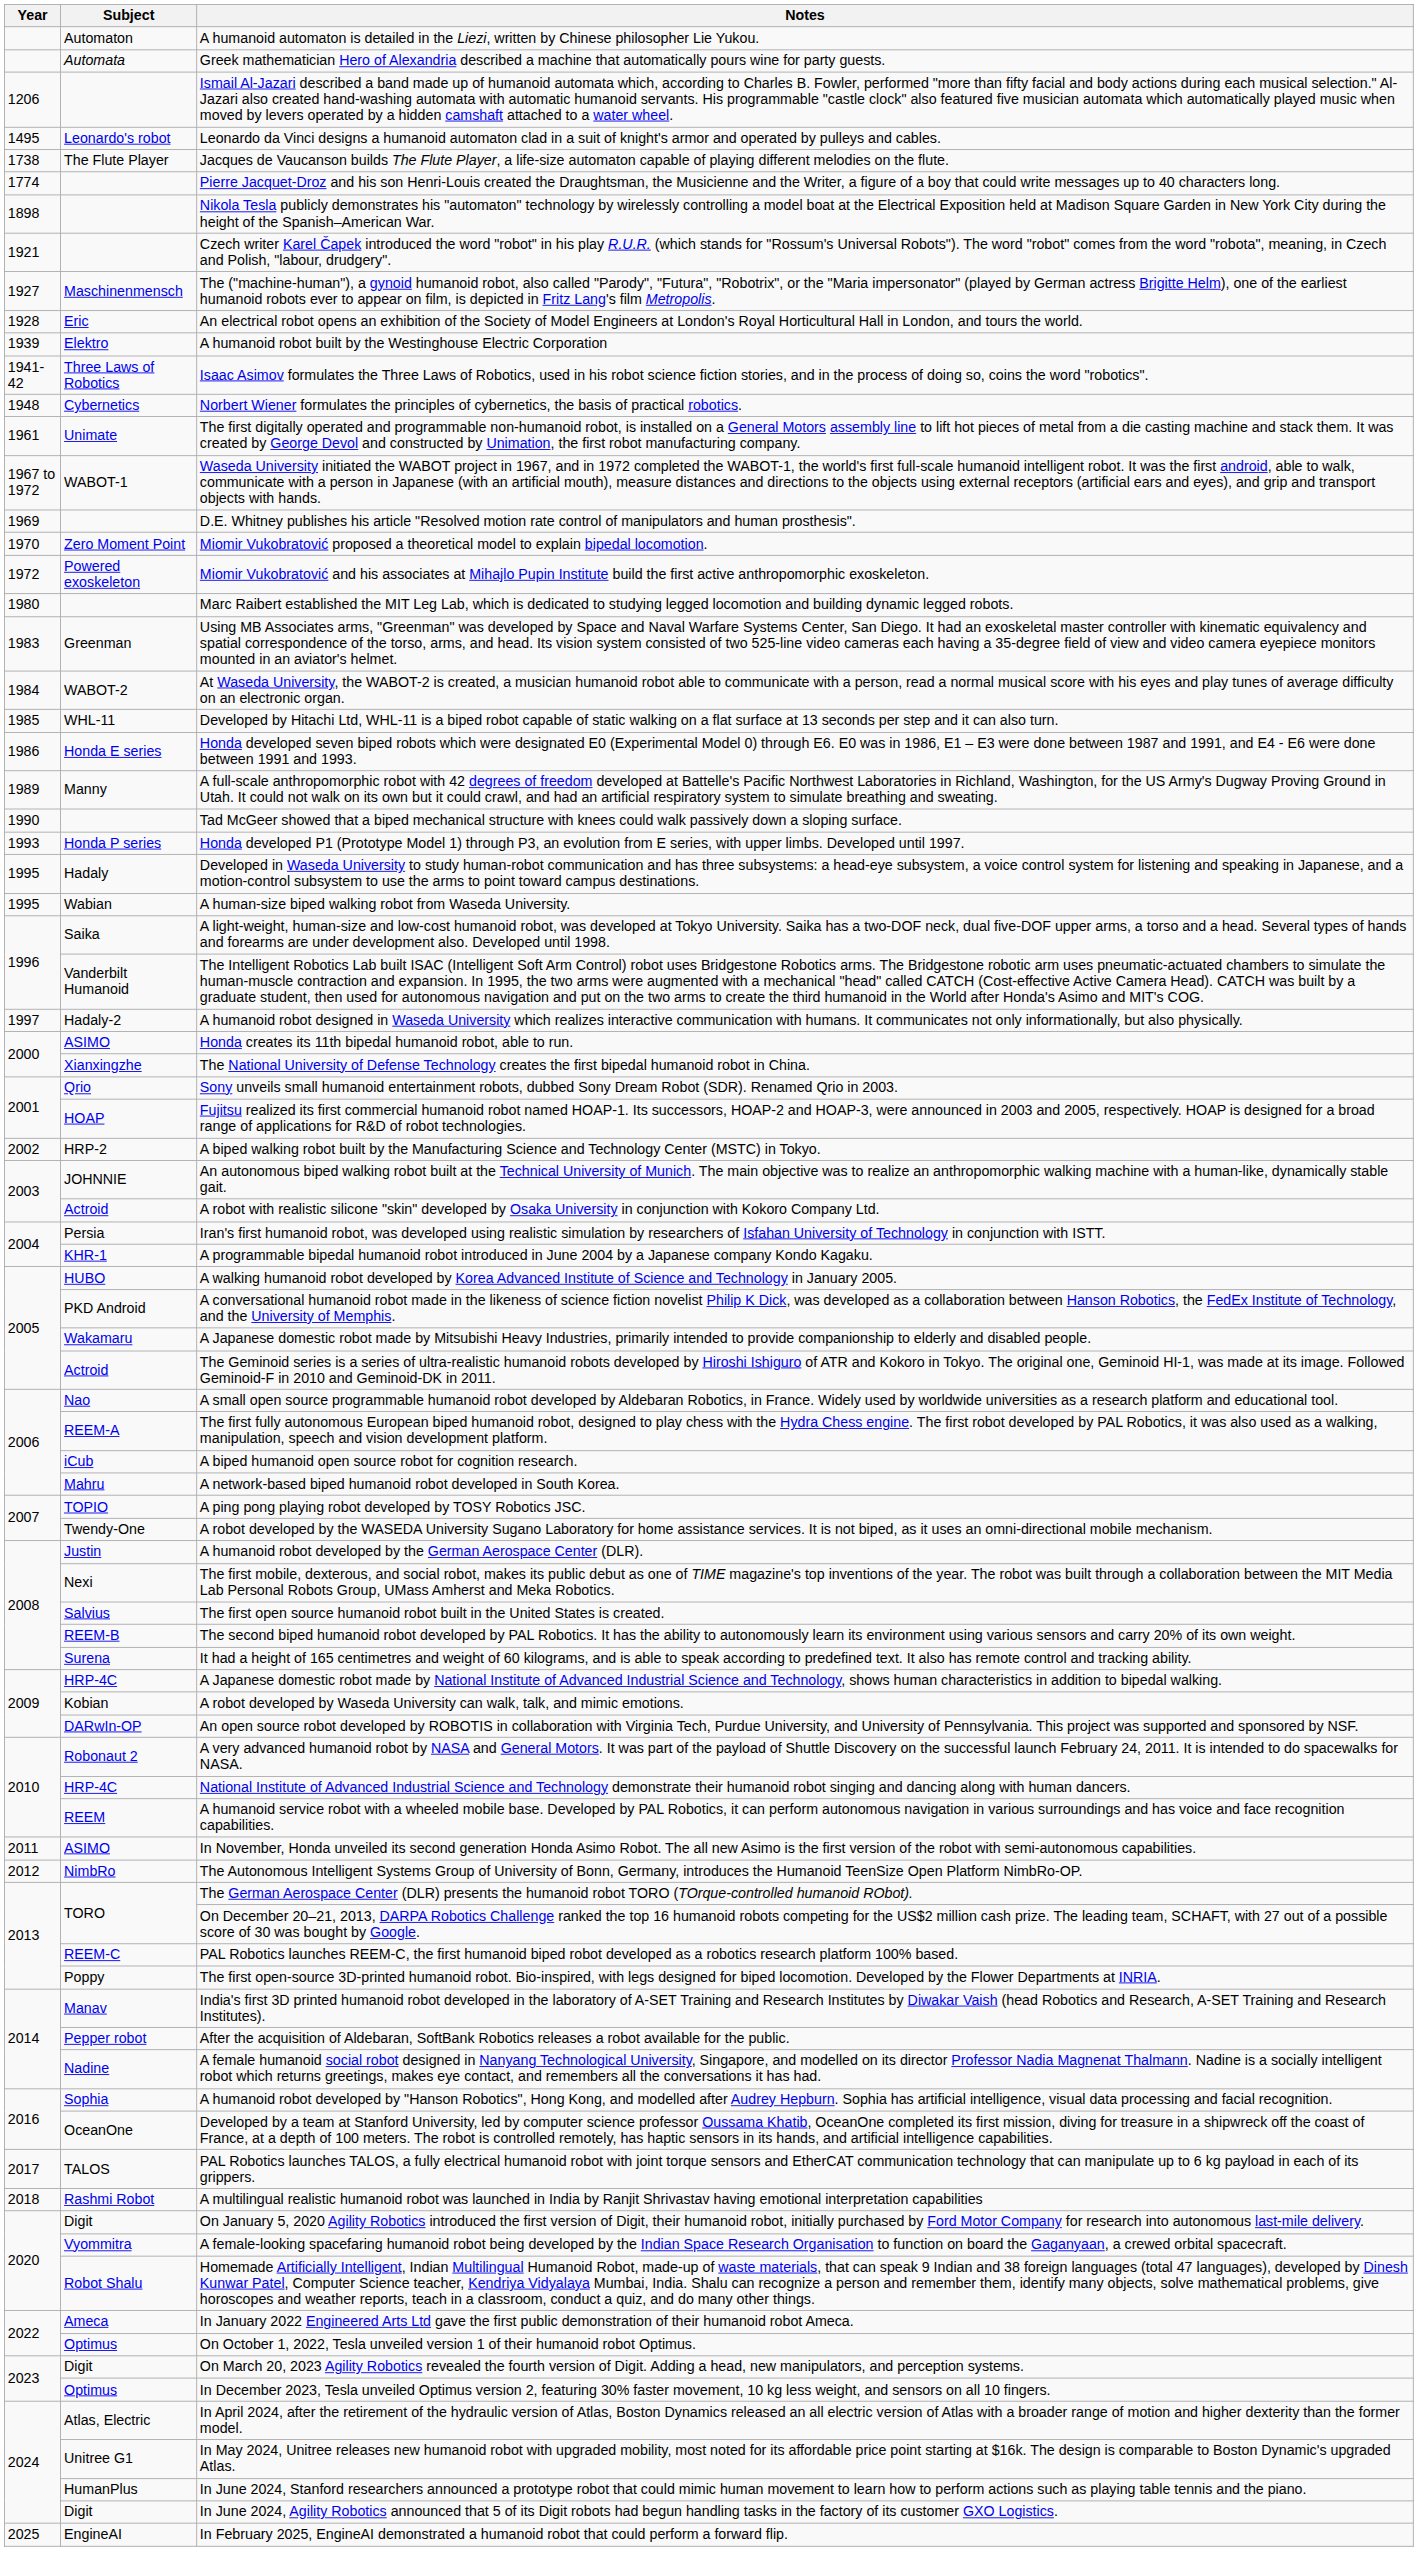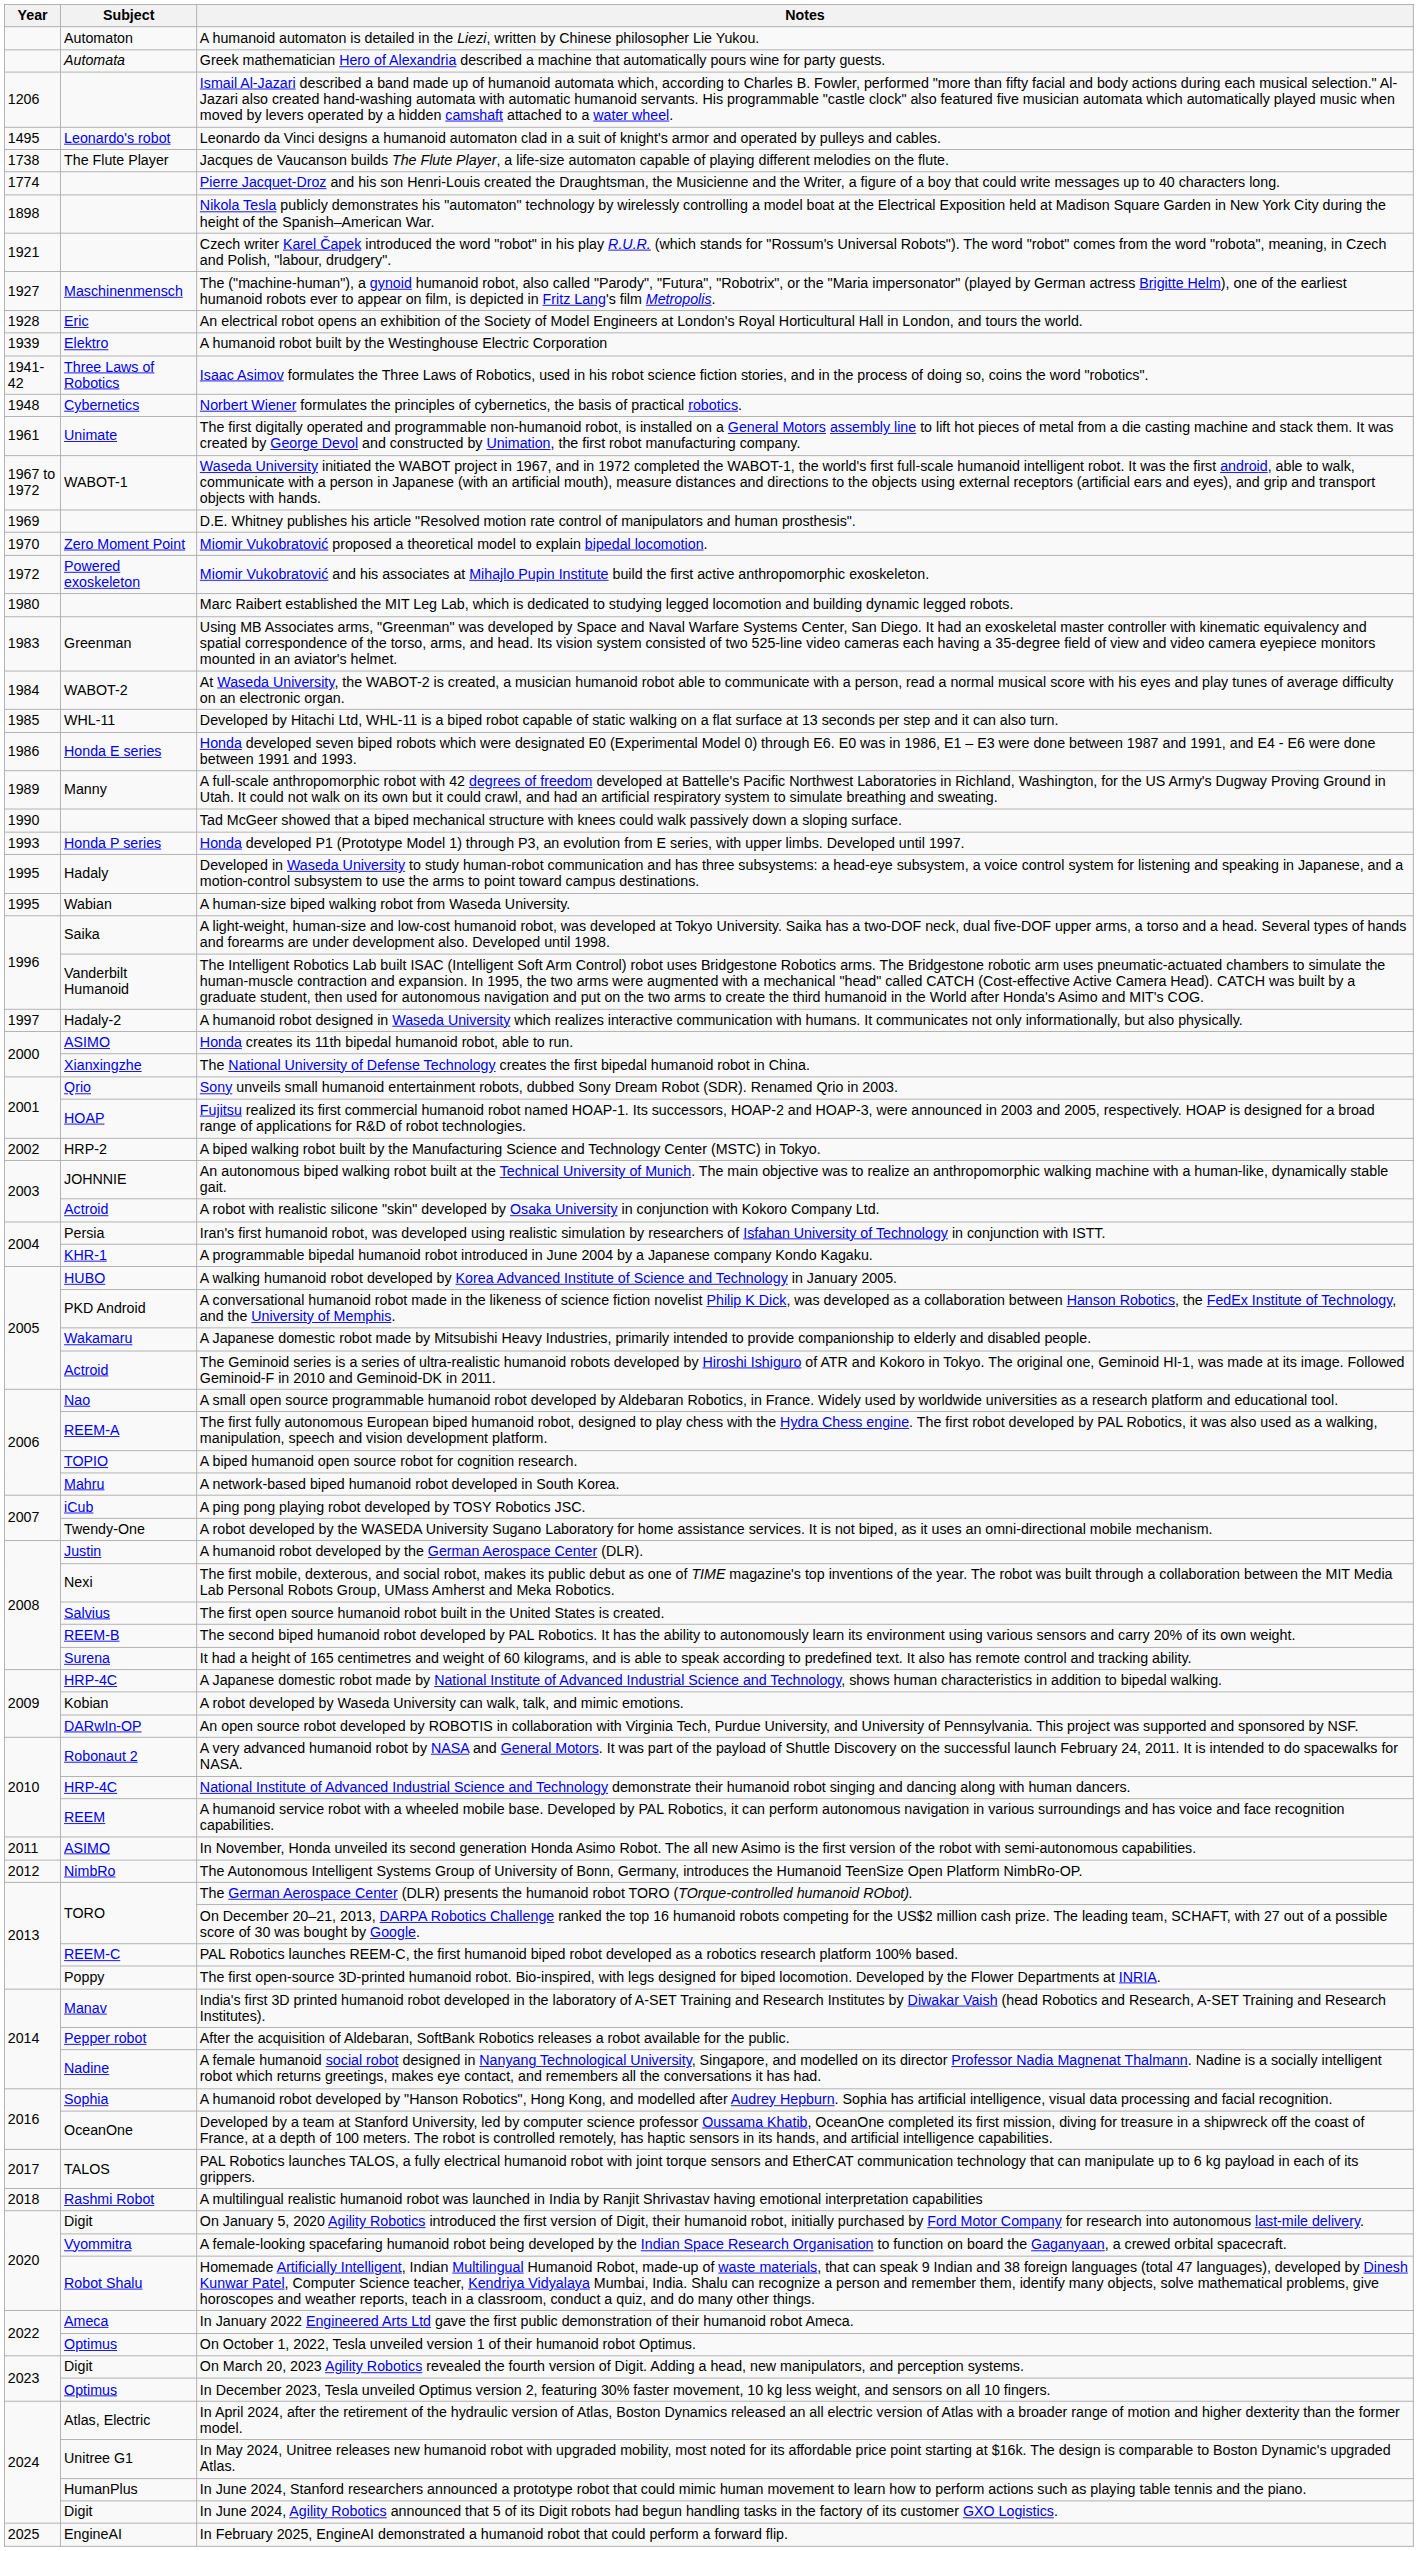(79, 1461) iCub -> (86, 1461) TOPIO
(86, 1506) TOPIO -> (79, 1506) iCub
